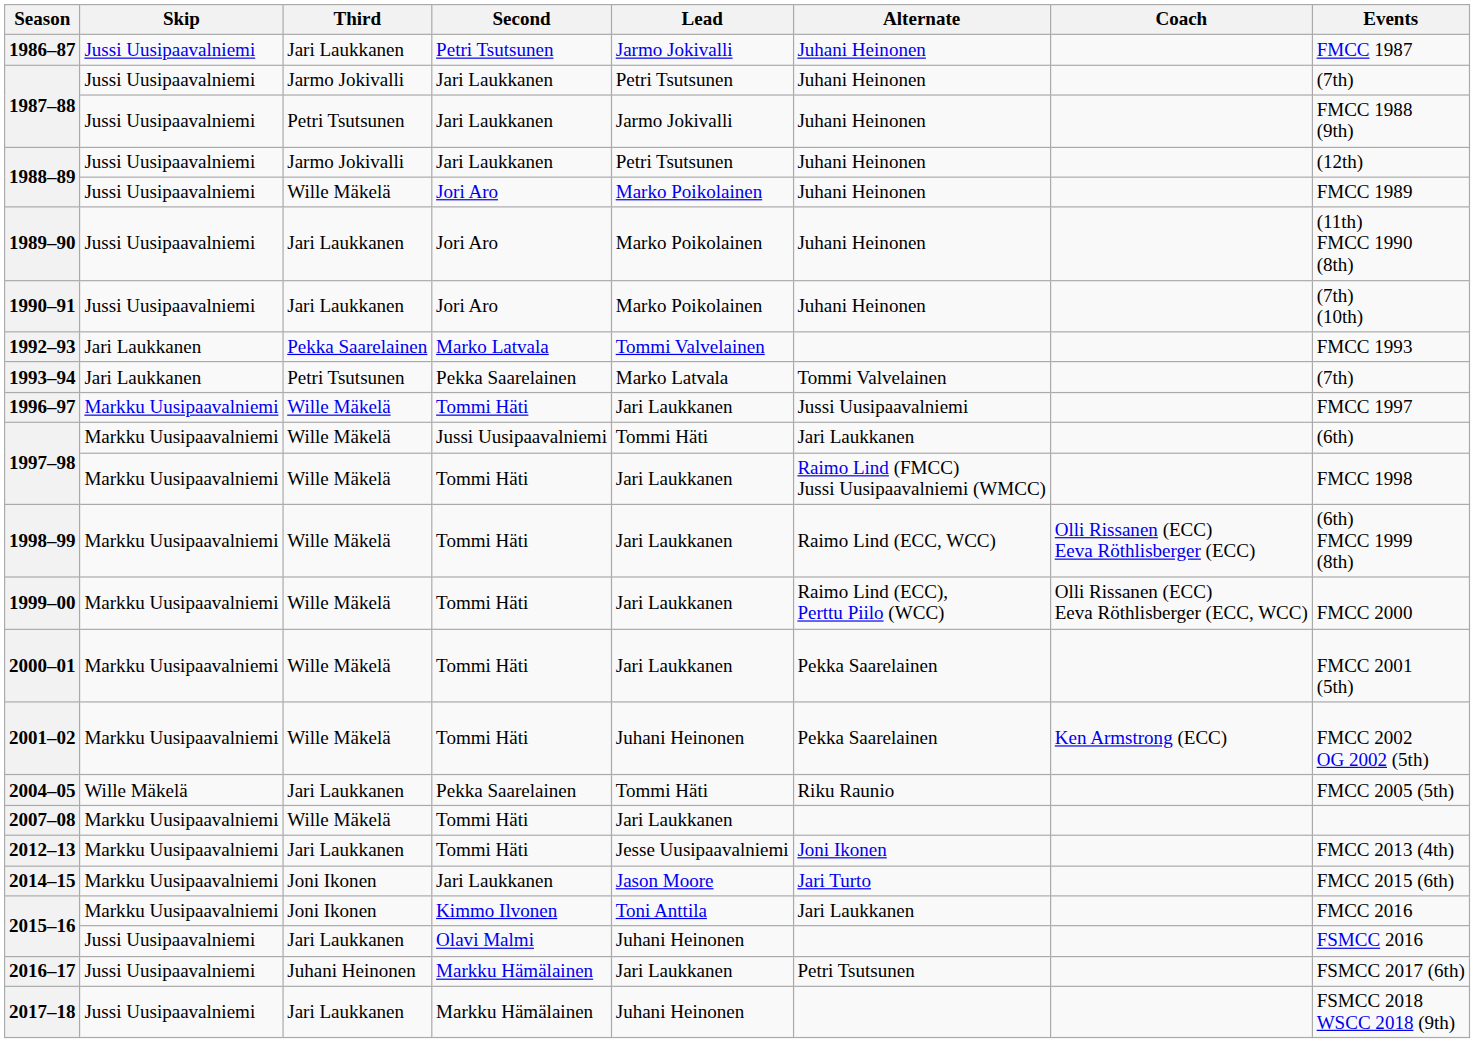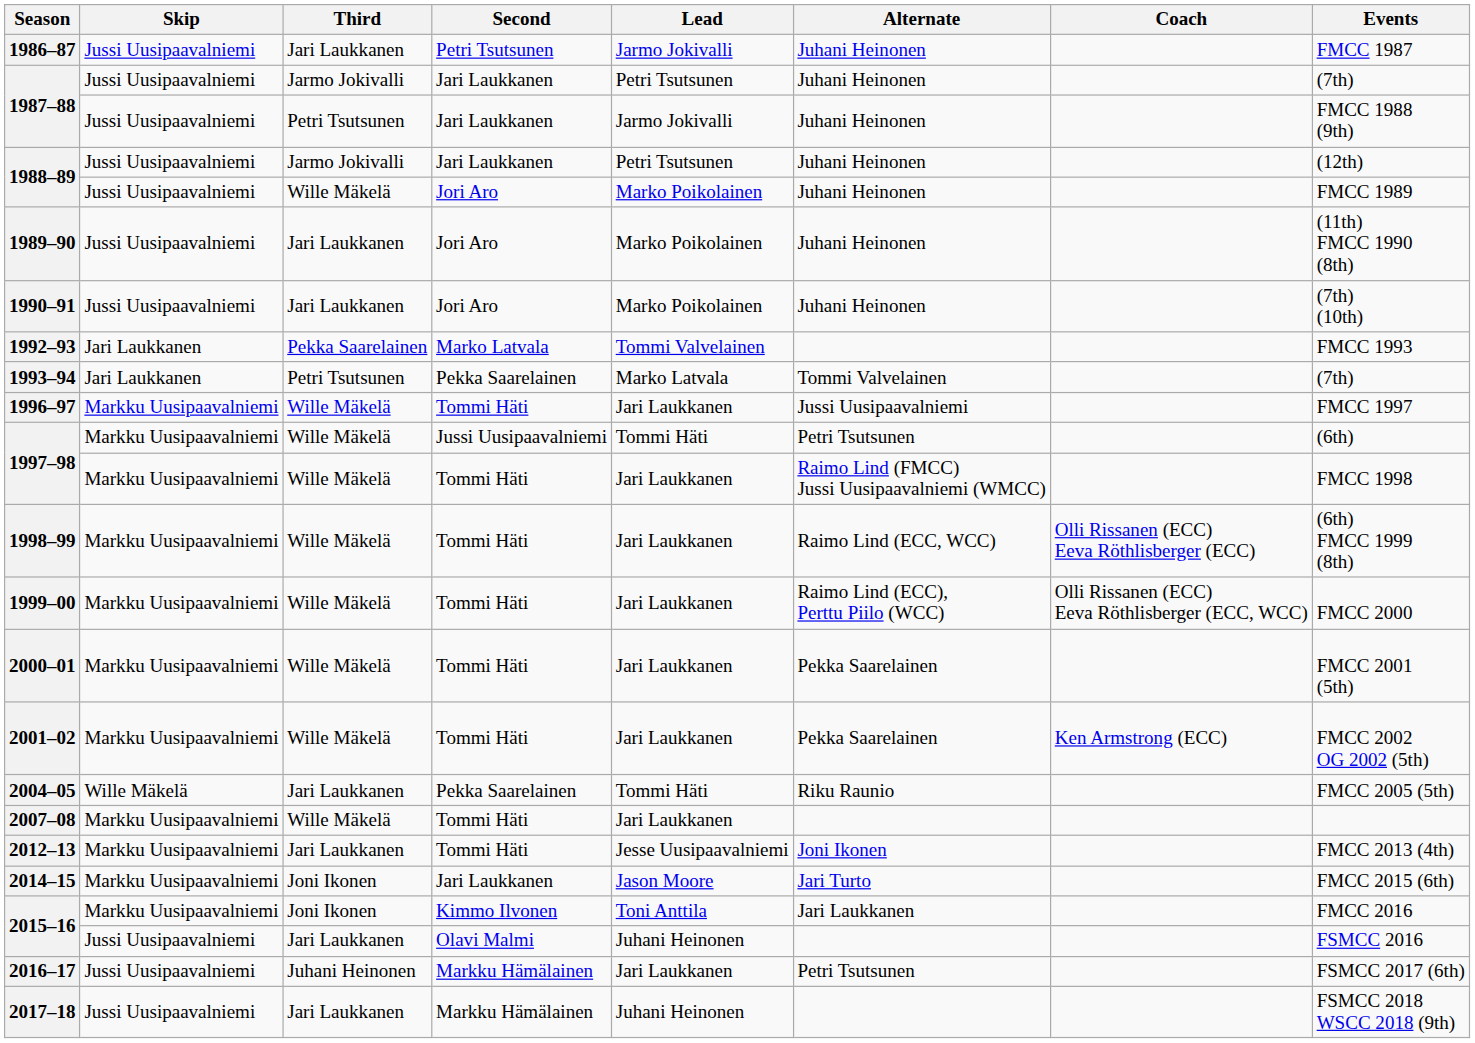(856, 437) Jari Laukkanen -> (856, 437) Petri Tsutsunen
(680, 738) Juhani Heinonen -> (674, 738) Jari Laukkanen
